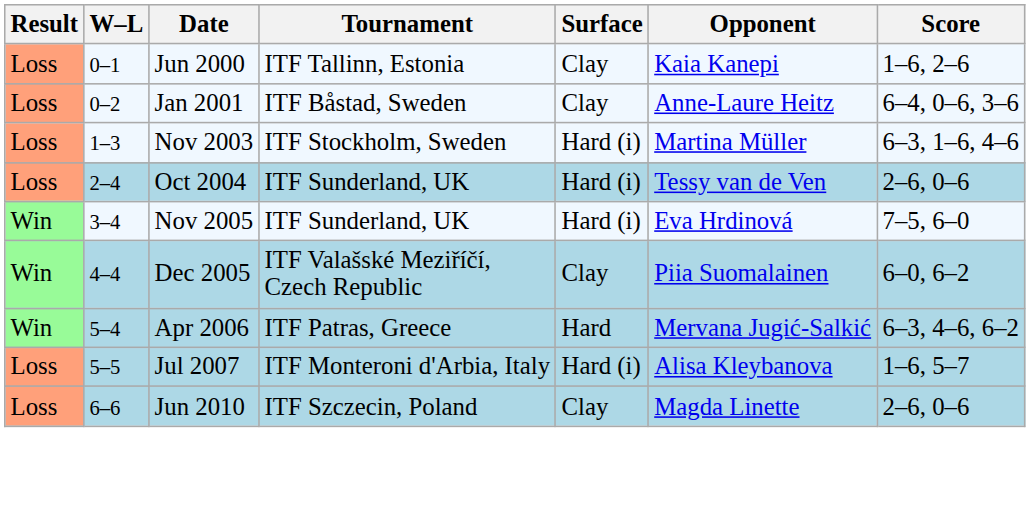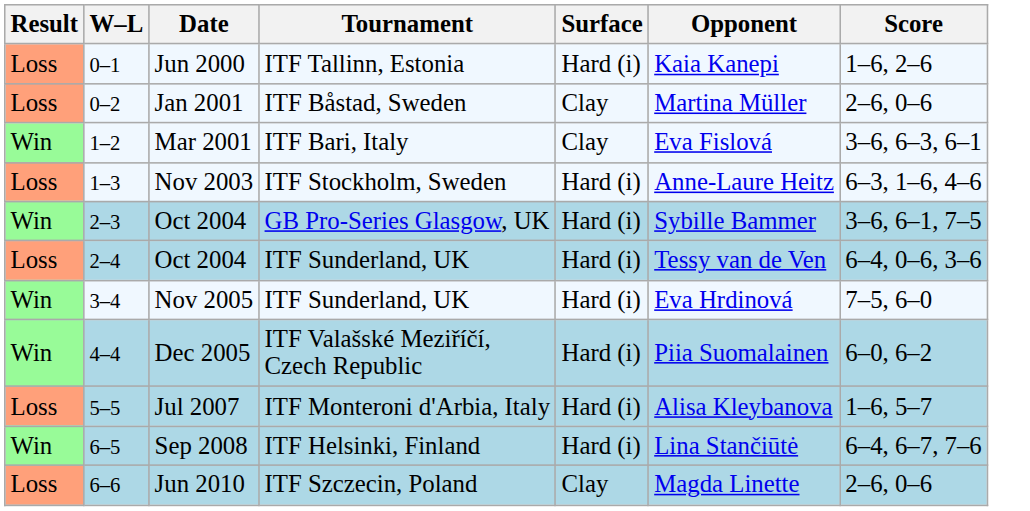(585, 63) Clay -> (601, 63) Hard (i)
(744, 102) Anne-Laure Heitz -> (730, 102) Martina Müller
(951, 102) 6–4, 0–6, 3–6 -> (889, 102) 2–6, 0–6
+ row: (203, 142)
(730, 142) Martina Müller -> (744, 181) Anne-Laure Heitz
+ row: (200, 220)
(926, 181) 2–6, 0–6 -> (914, 260) 6–4, 0–6, 3–6
(585, 274) Clay -> (601, 352) Hard (i)
- row: (202, 327)
+ row: (201, 445)
